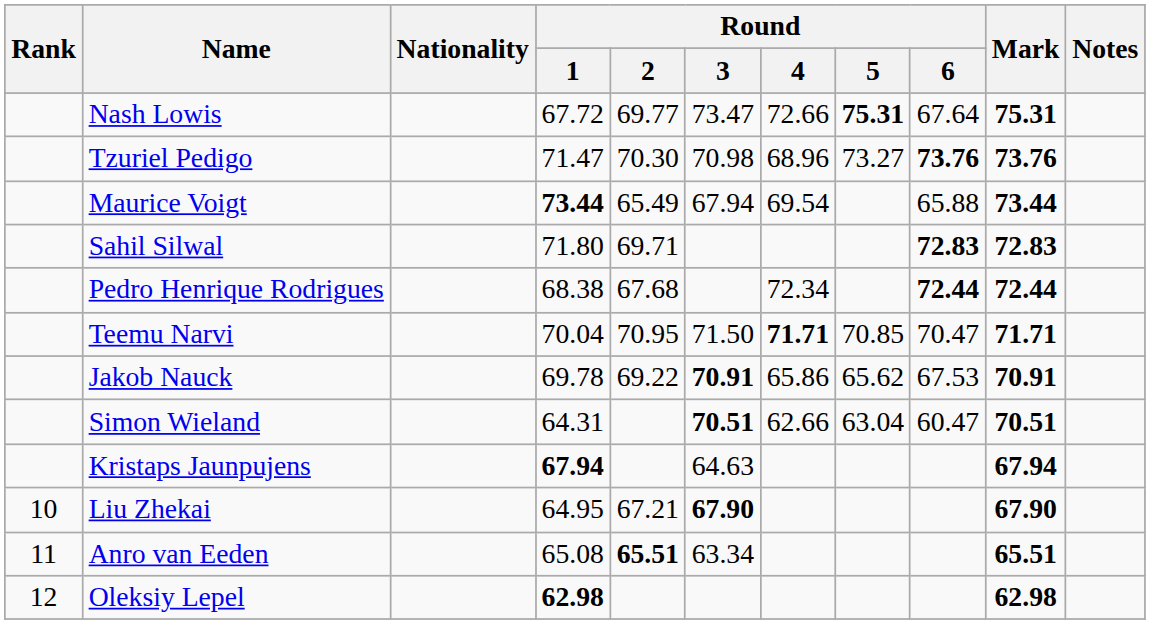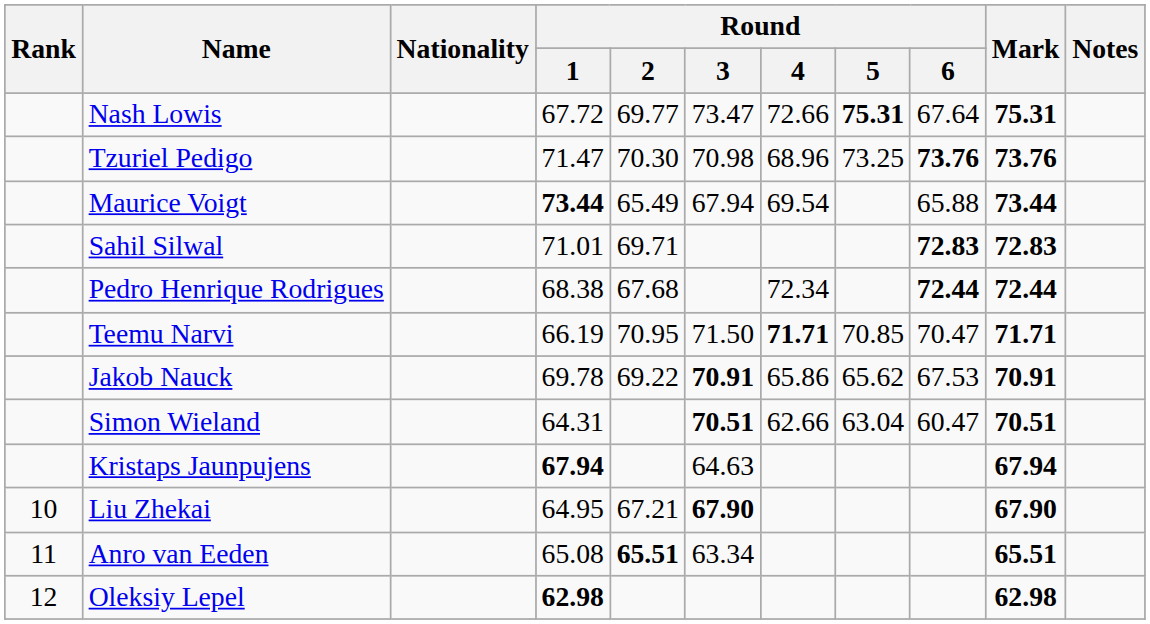(873, 158) 73.27 -> (873, 158) 73.25
(573, 245) 71.80 -> (573, 245) 71.01
(573, 333) 70.04 -> (573, 333) 66.19
